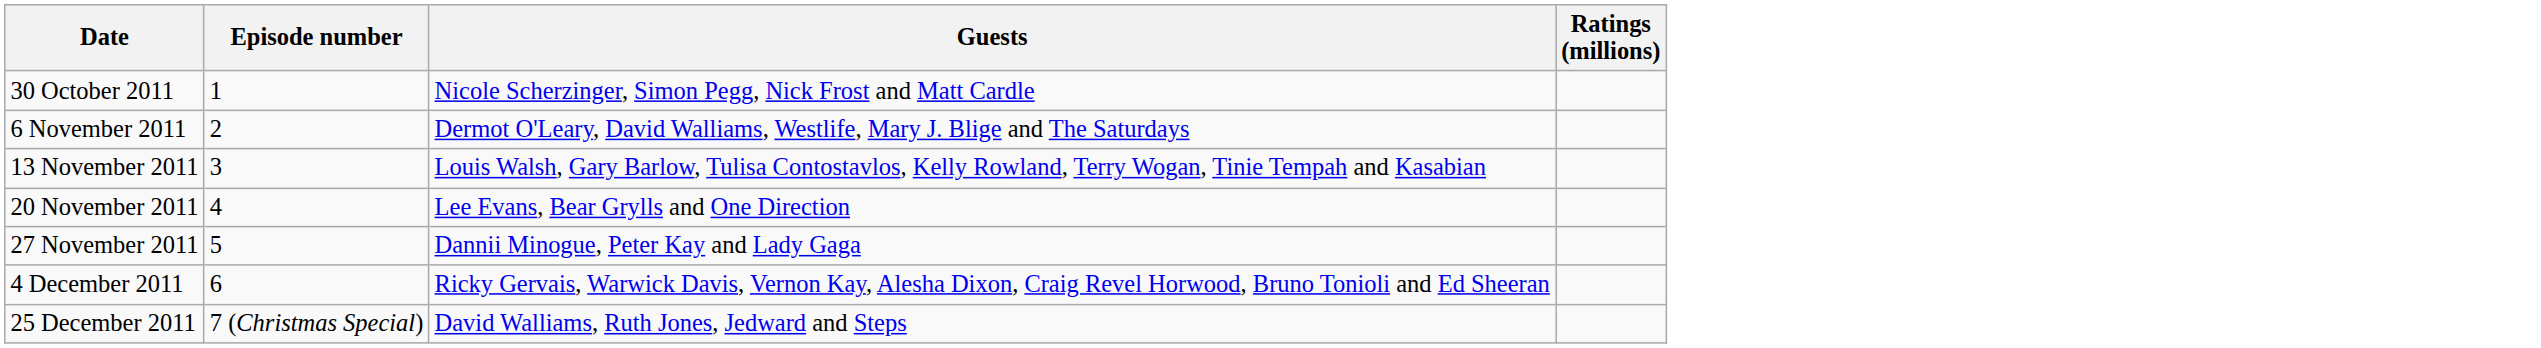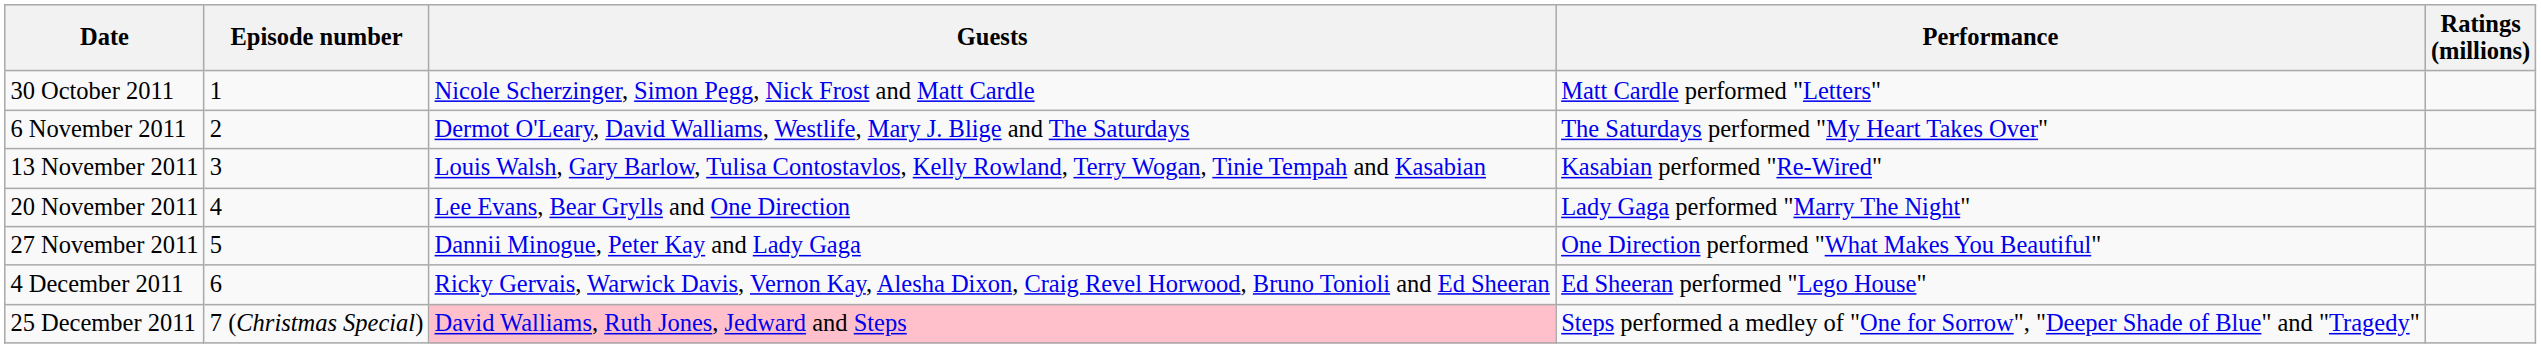+ column: (1990, 37)
(671, 323) no background -> (671, 323) pink background
